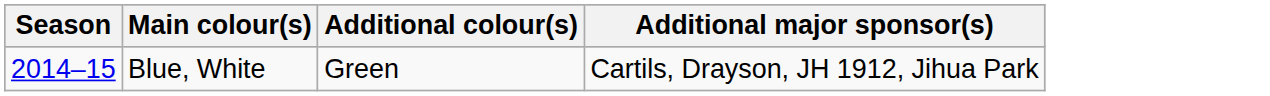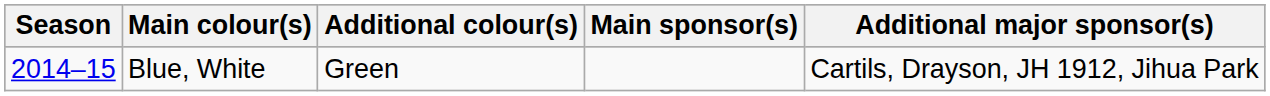+ column: (694, 25)
